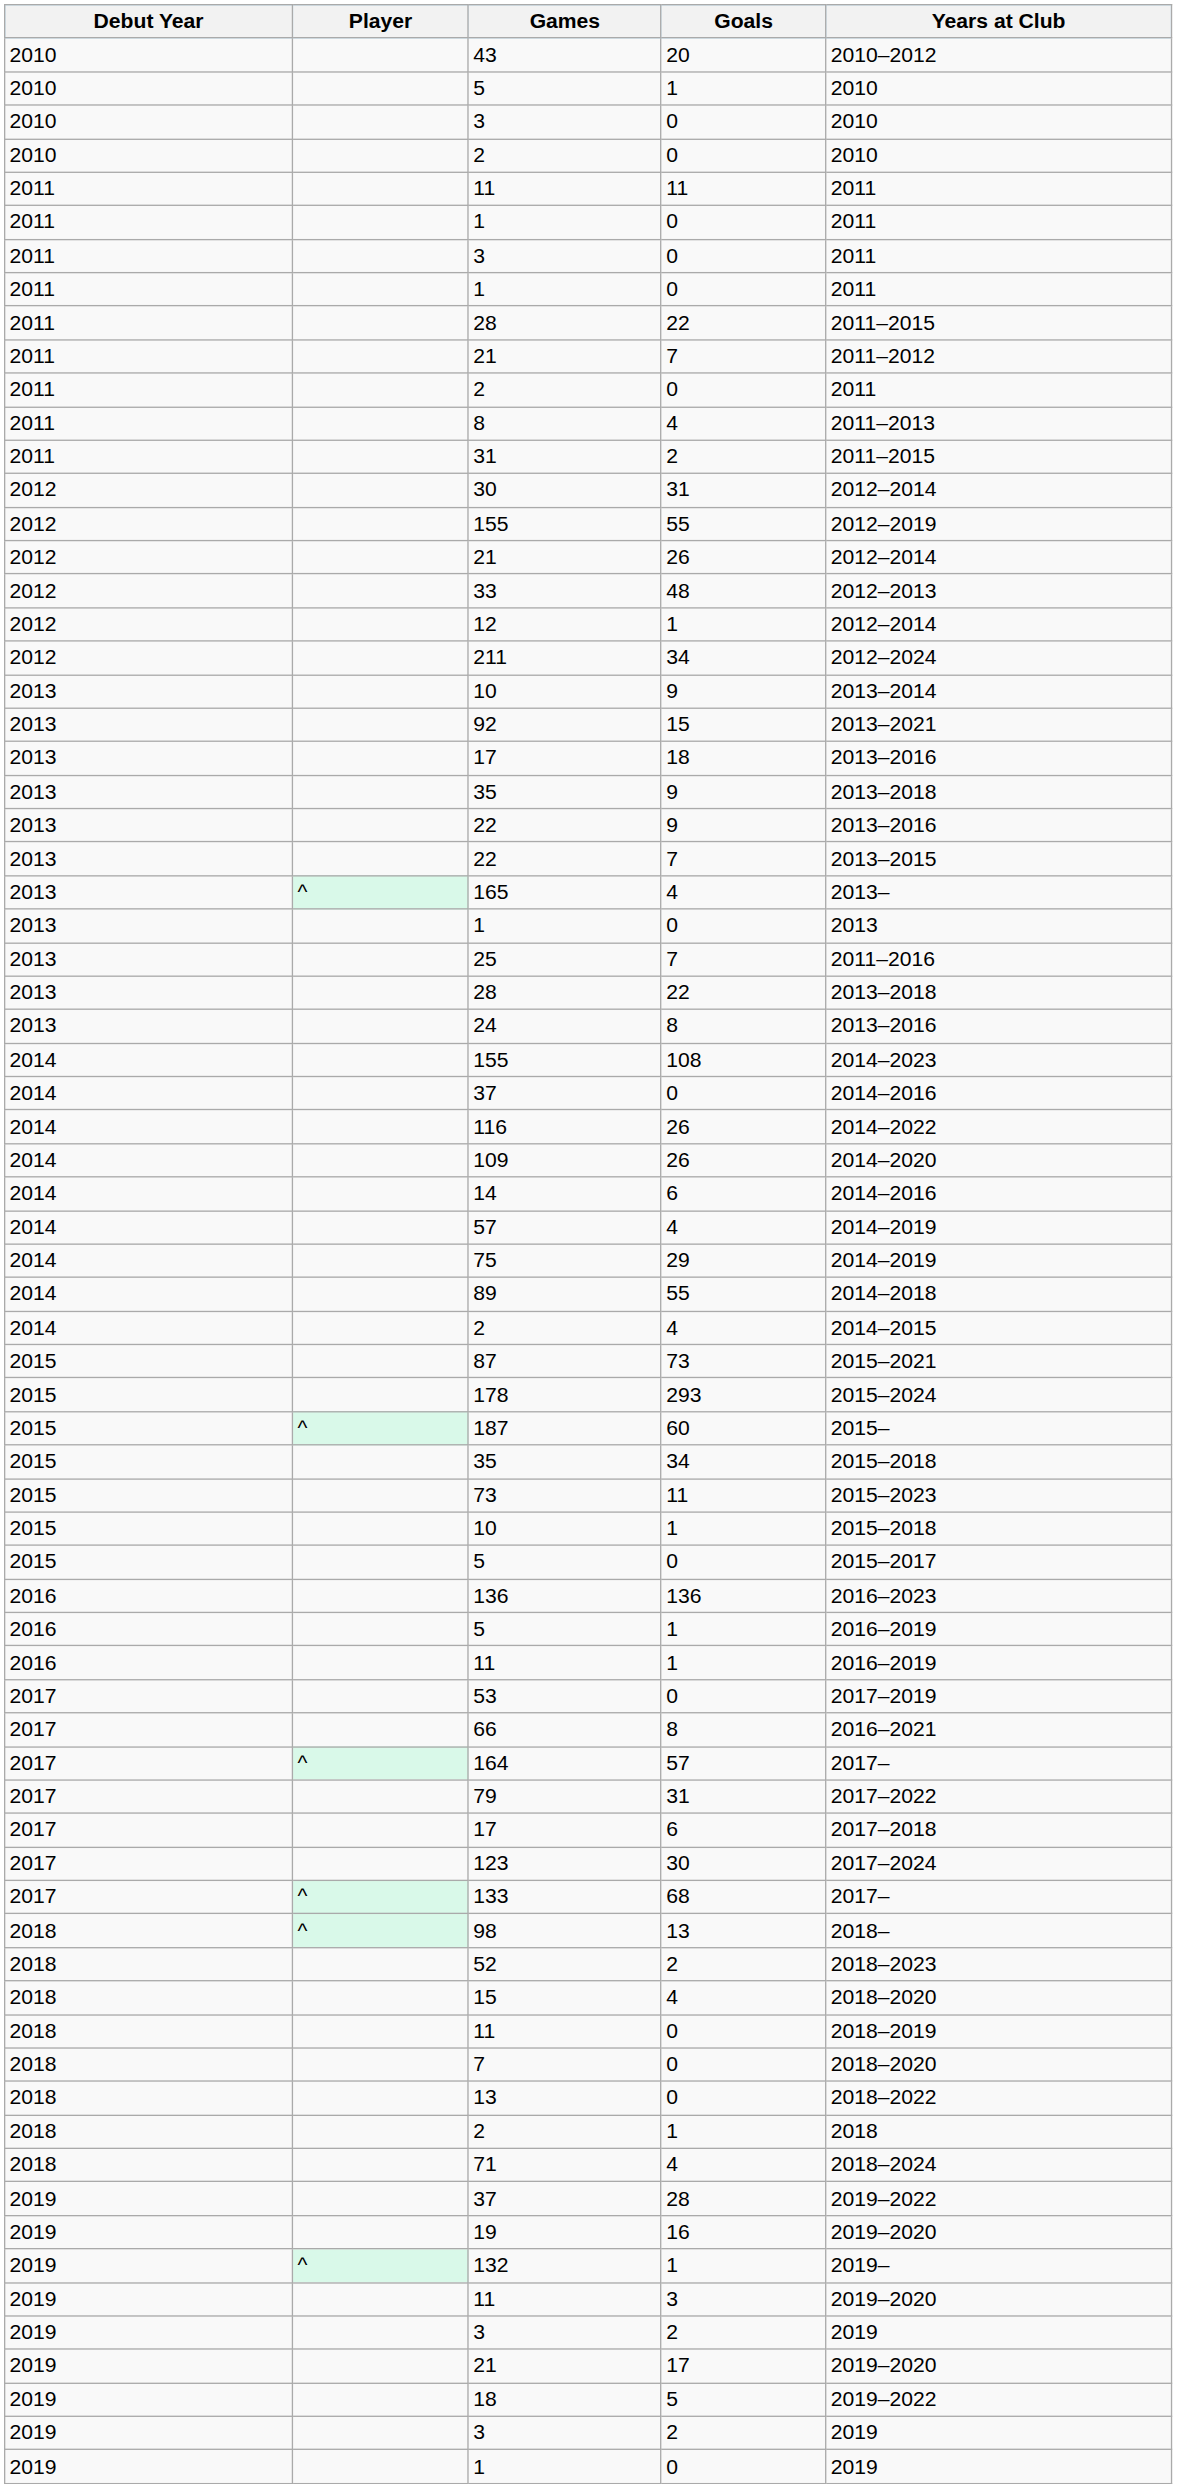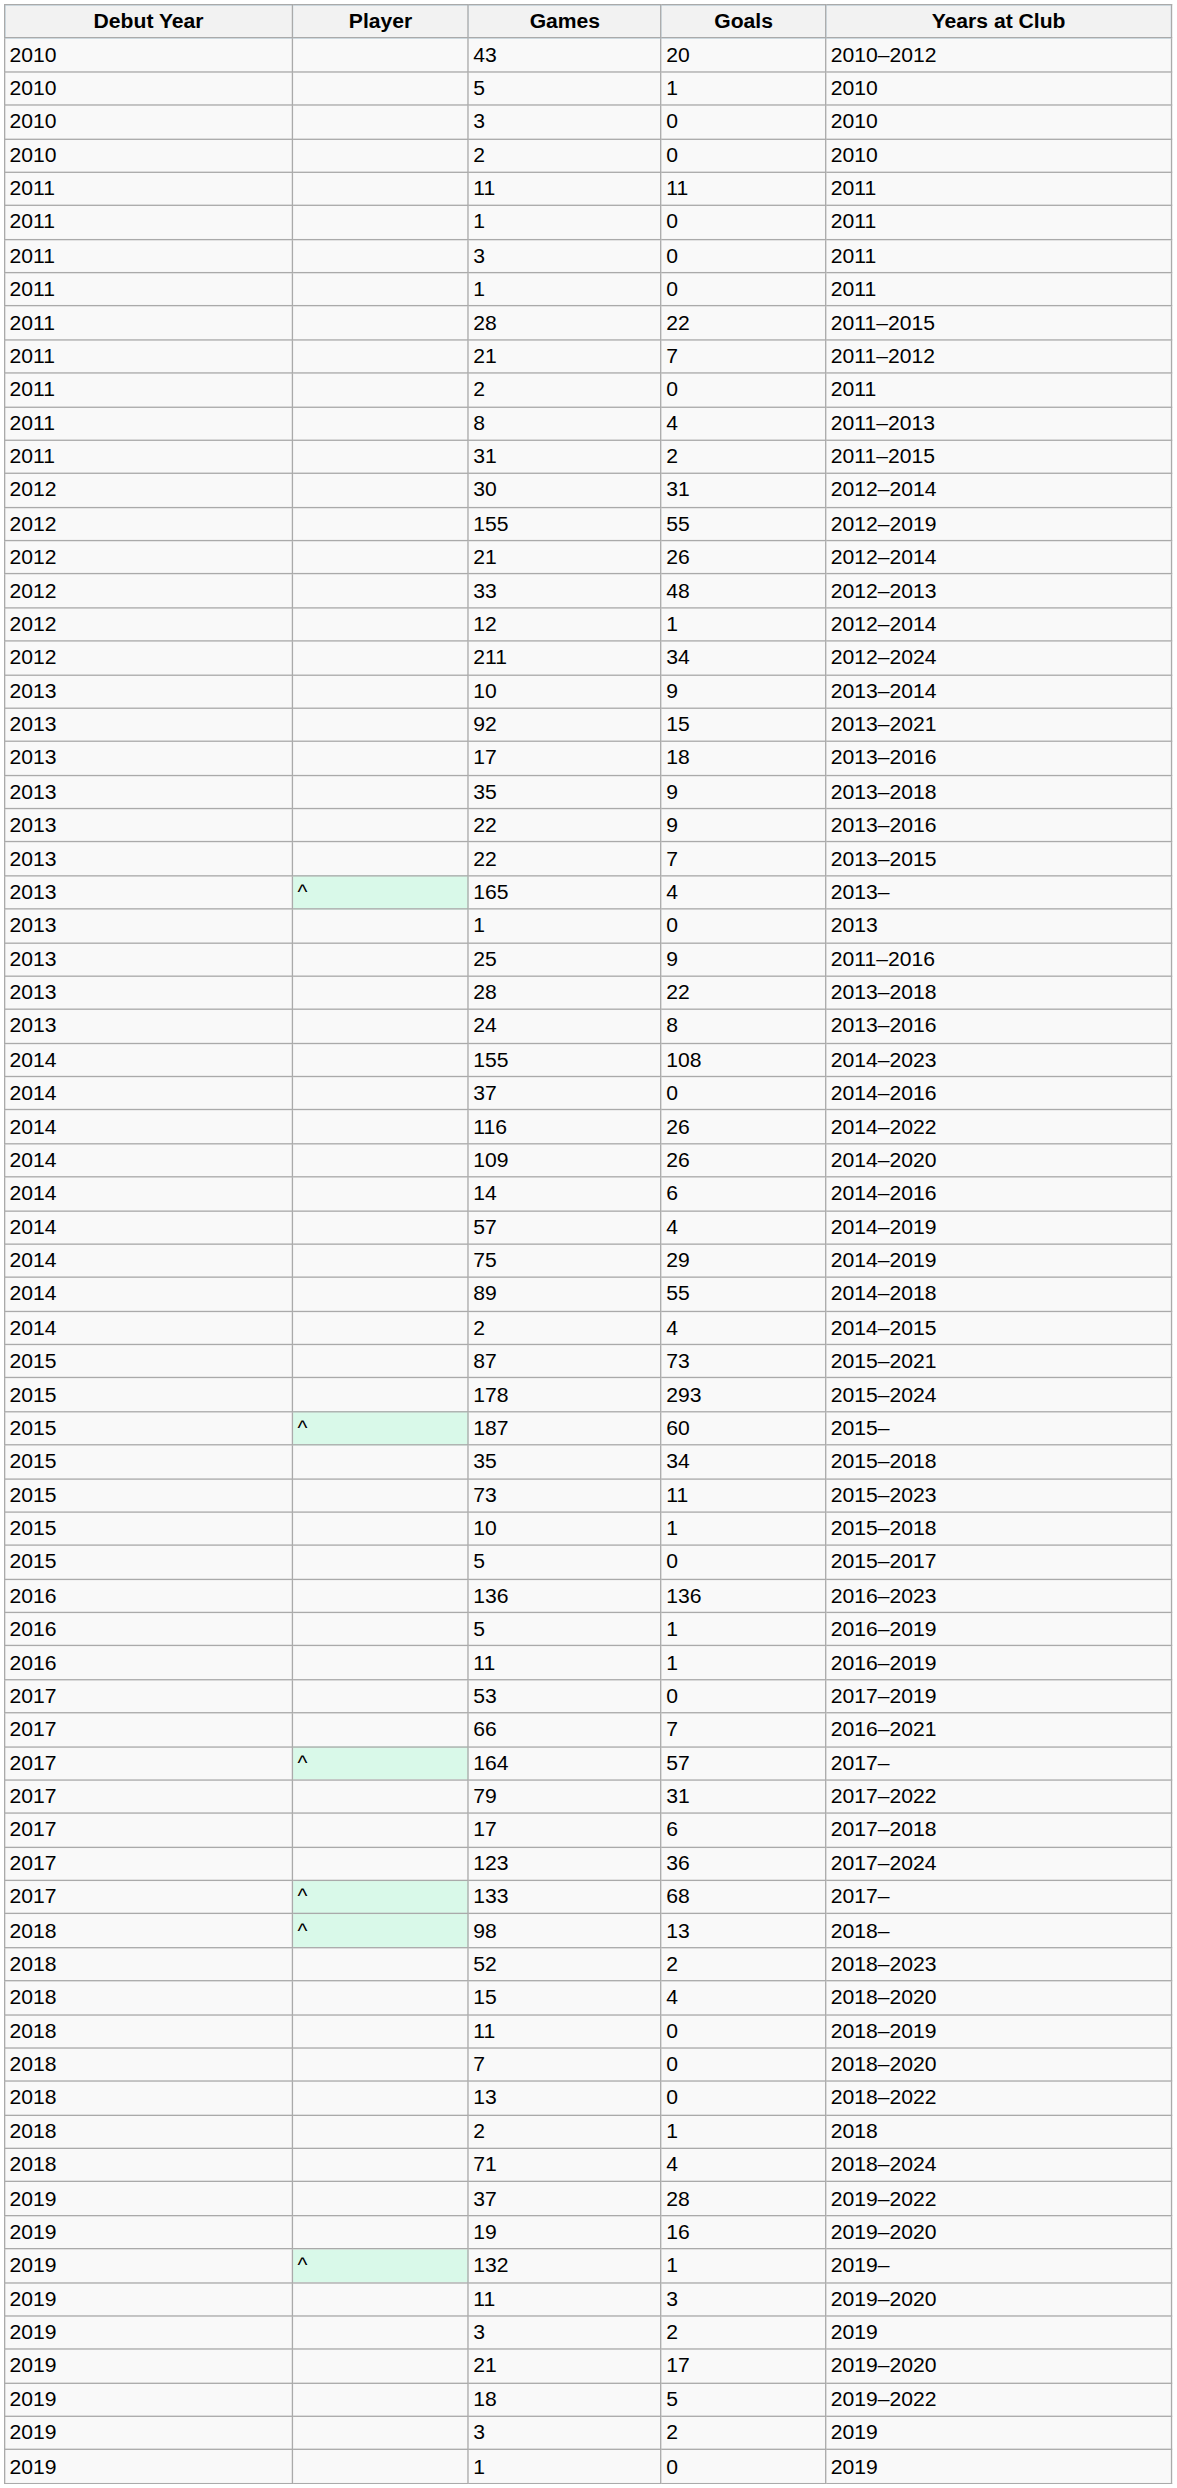(672, 959) 7 -> (672, 959) 9
(672, 1729) 8 -> (672, 1729) 7
(678, 1863) 30 -> (678, 1863) 36
